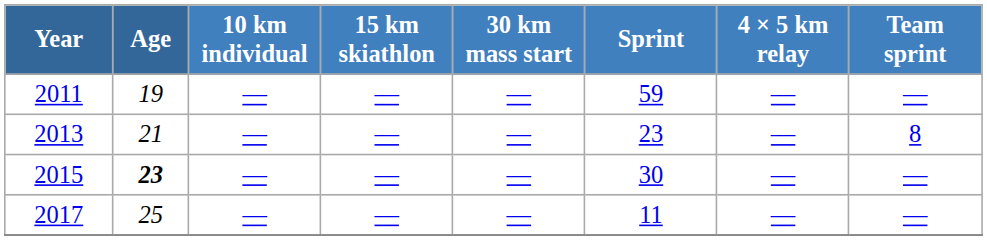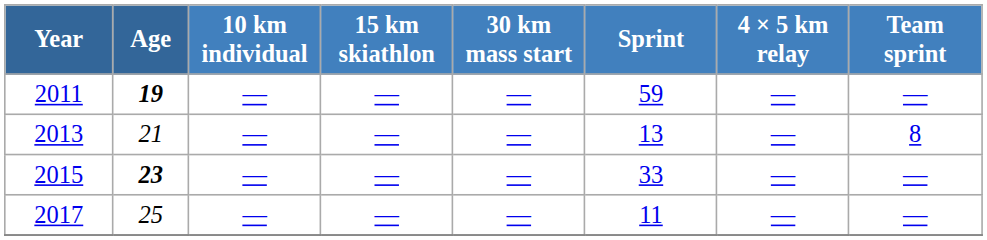(151, 94) normal -> (151, 94) bold
(651, 134) 23 -> (651, 134) 13
(651, 174) 30 -> (651, 174) 33
